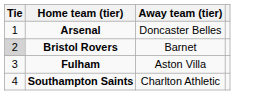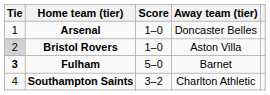+ column: (154, 13)
(180, 47) Barnet -> (216, 47) Aston Villa
(15, 64) normal -> (15, 64) bold
(180, 64) Aston Villa -> (216, 64) Barnet
